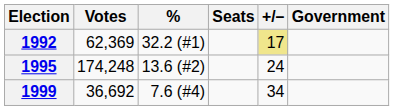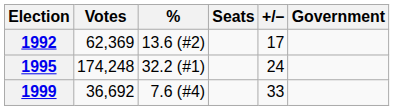(173, 42) 32.2 (#1) -> (173, 42) 13.6 (#2)
(276, 42) khaki background -> (276, 42) no background
(173, 67) 13.6 (#2) -> (173, 67) 32.2 (#1)
(276, 92) 34 -> (276, 92) 33
